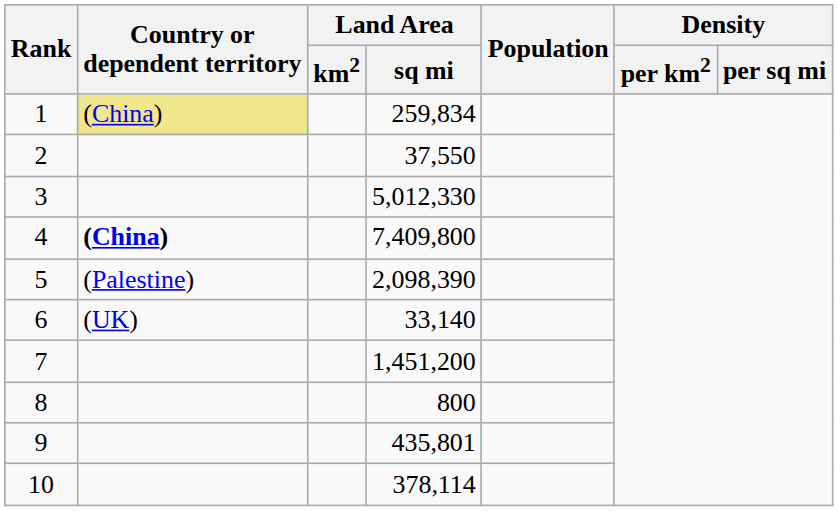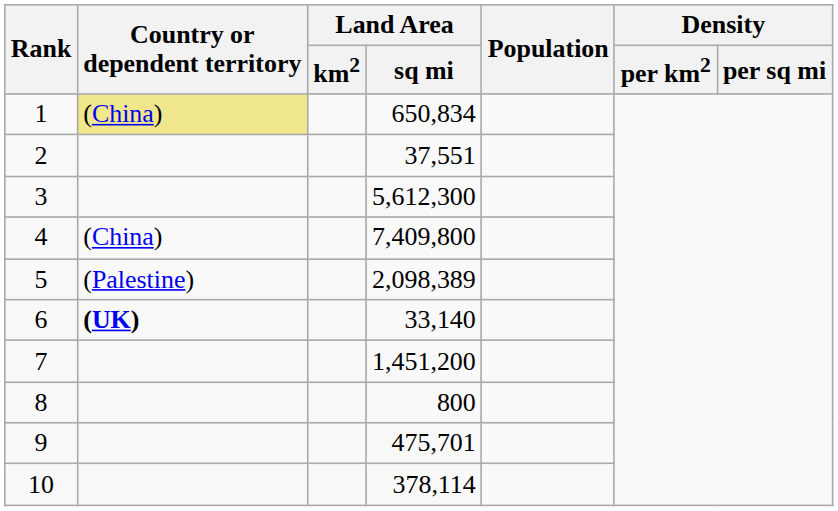(434, 114) 259,834 -> (434, 114) 650,834
(440, 155) 37,550 -> (440, 155) 37,551
(424, 196) 5,012,330 -> (424, 196) 5,612,300
(126, 237) bold -> (123, 237) normal
(424, 278) 2,098,390 -> (424, 278) 2,098,389
(111, 319) normal -> (111, 319) bold
(434, 443) 435,801 -> (434, 443) 475,701
